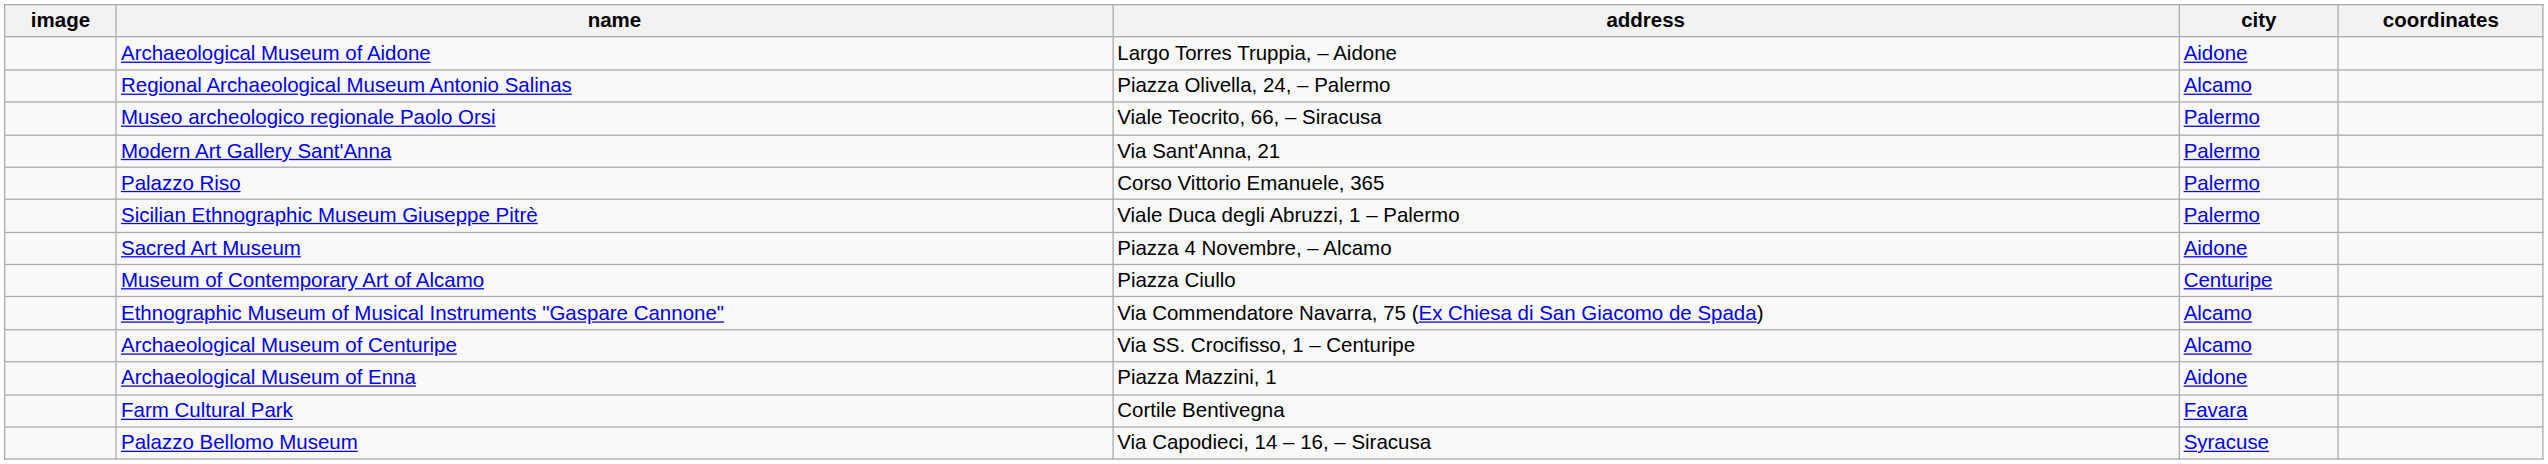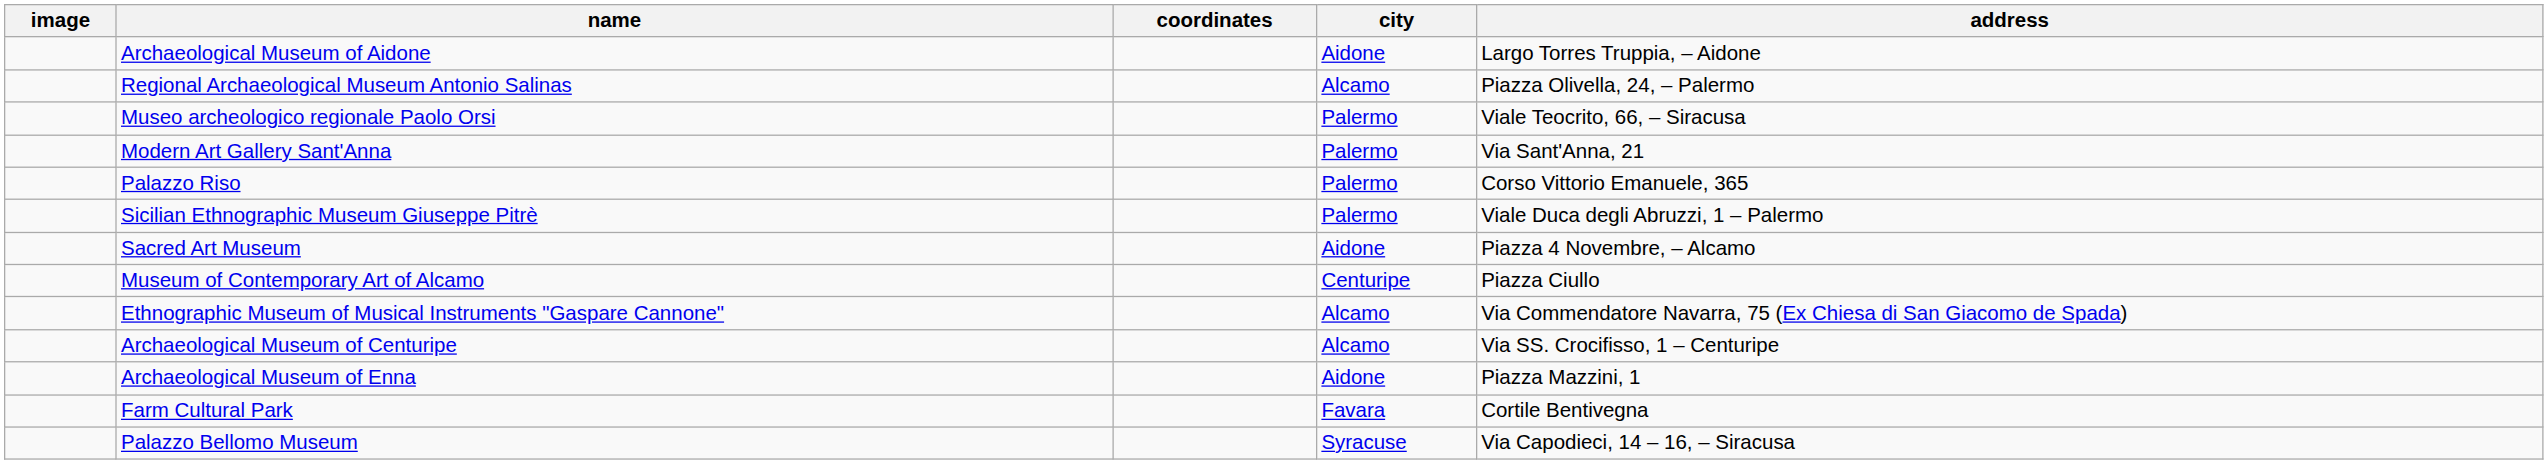columns swapped: (1646, 20) <-> (2441, 20)
